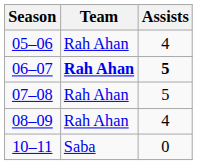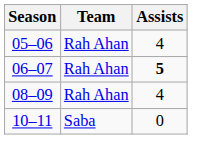(99, 69) bold -> (96, 69) normal
- row: (32, 95)
